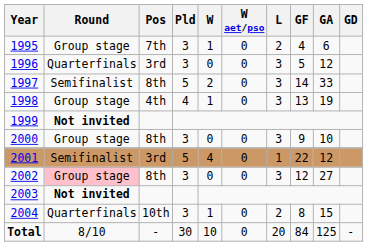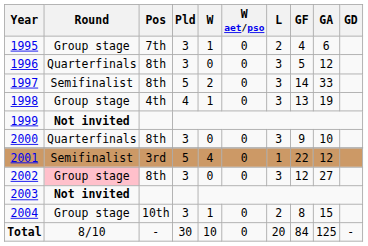(156, 64) 3rd -> (156, 64) 8th
(92, 139) Group stage -> (92, 139) Quarterfinals
(92, 213) Quarterfinals -> (92, 213) Group stage
